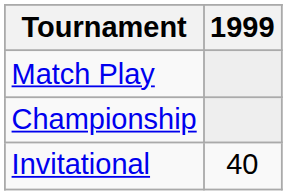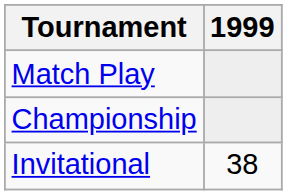(242, 165) 40 -> (242, 165) 38
